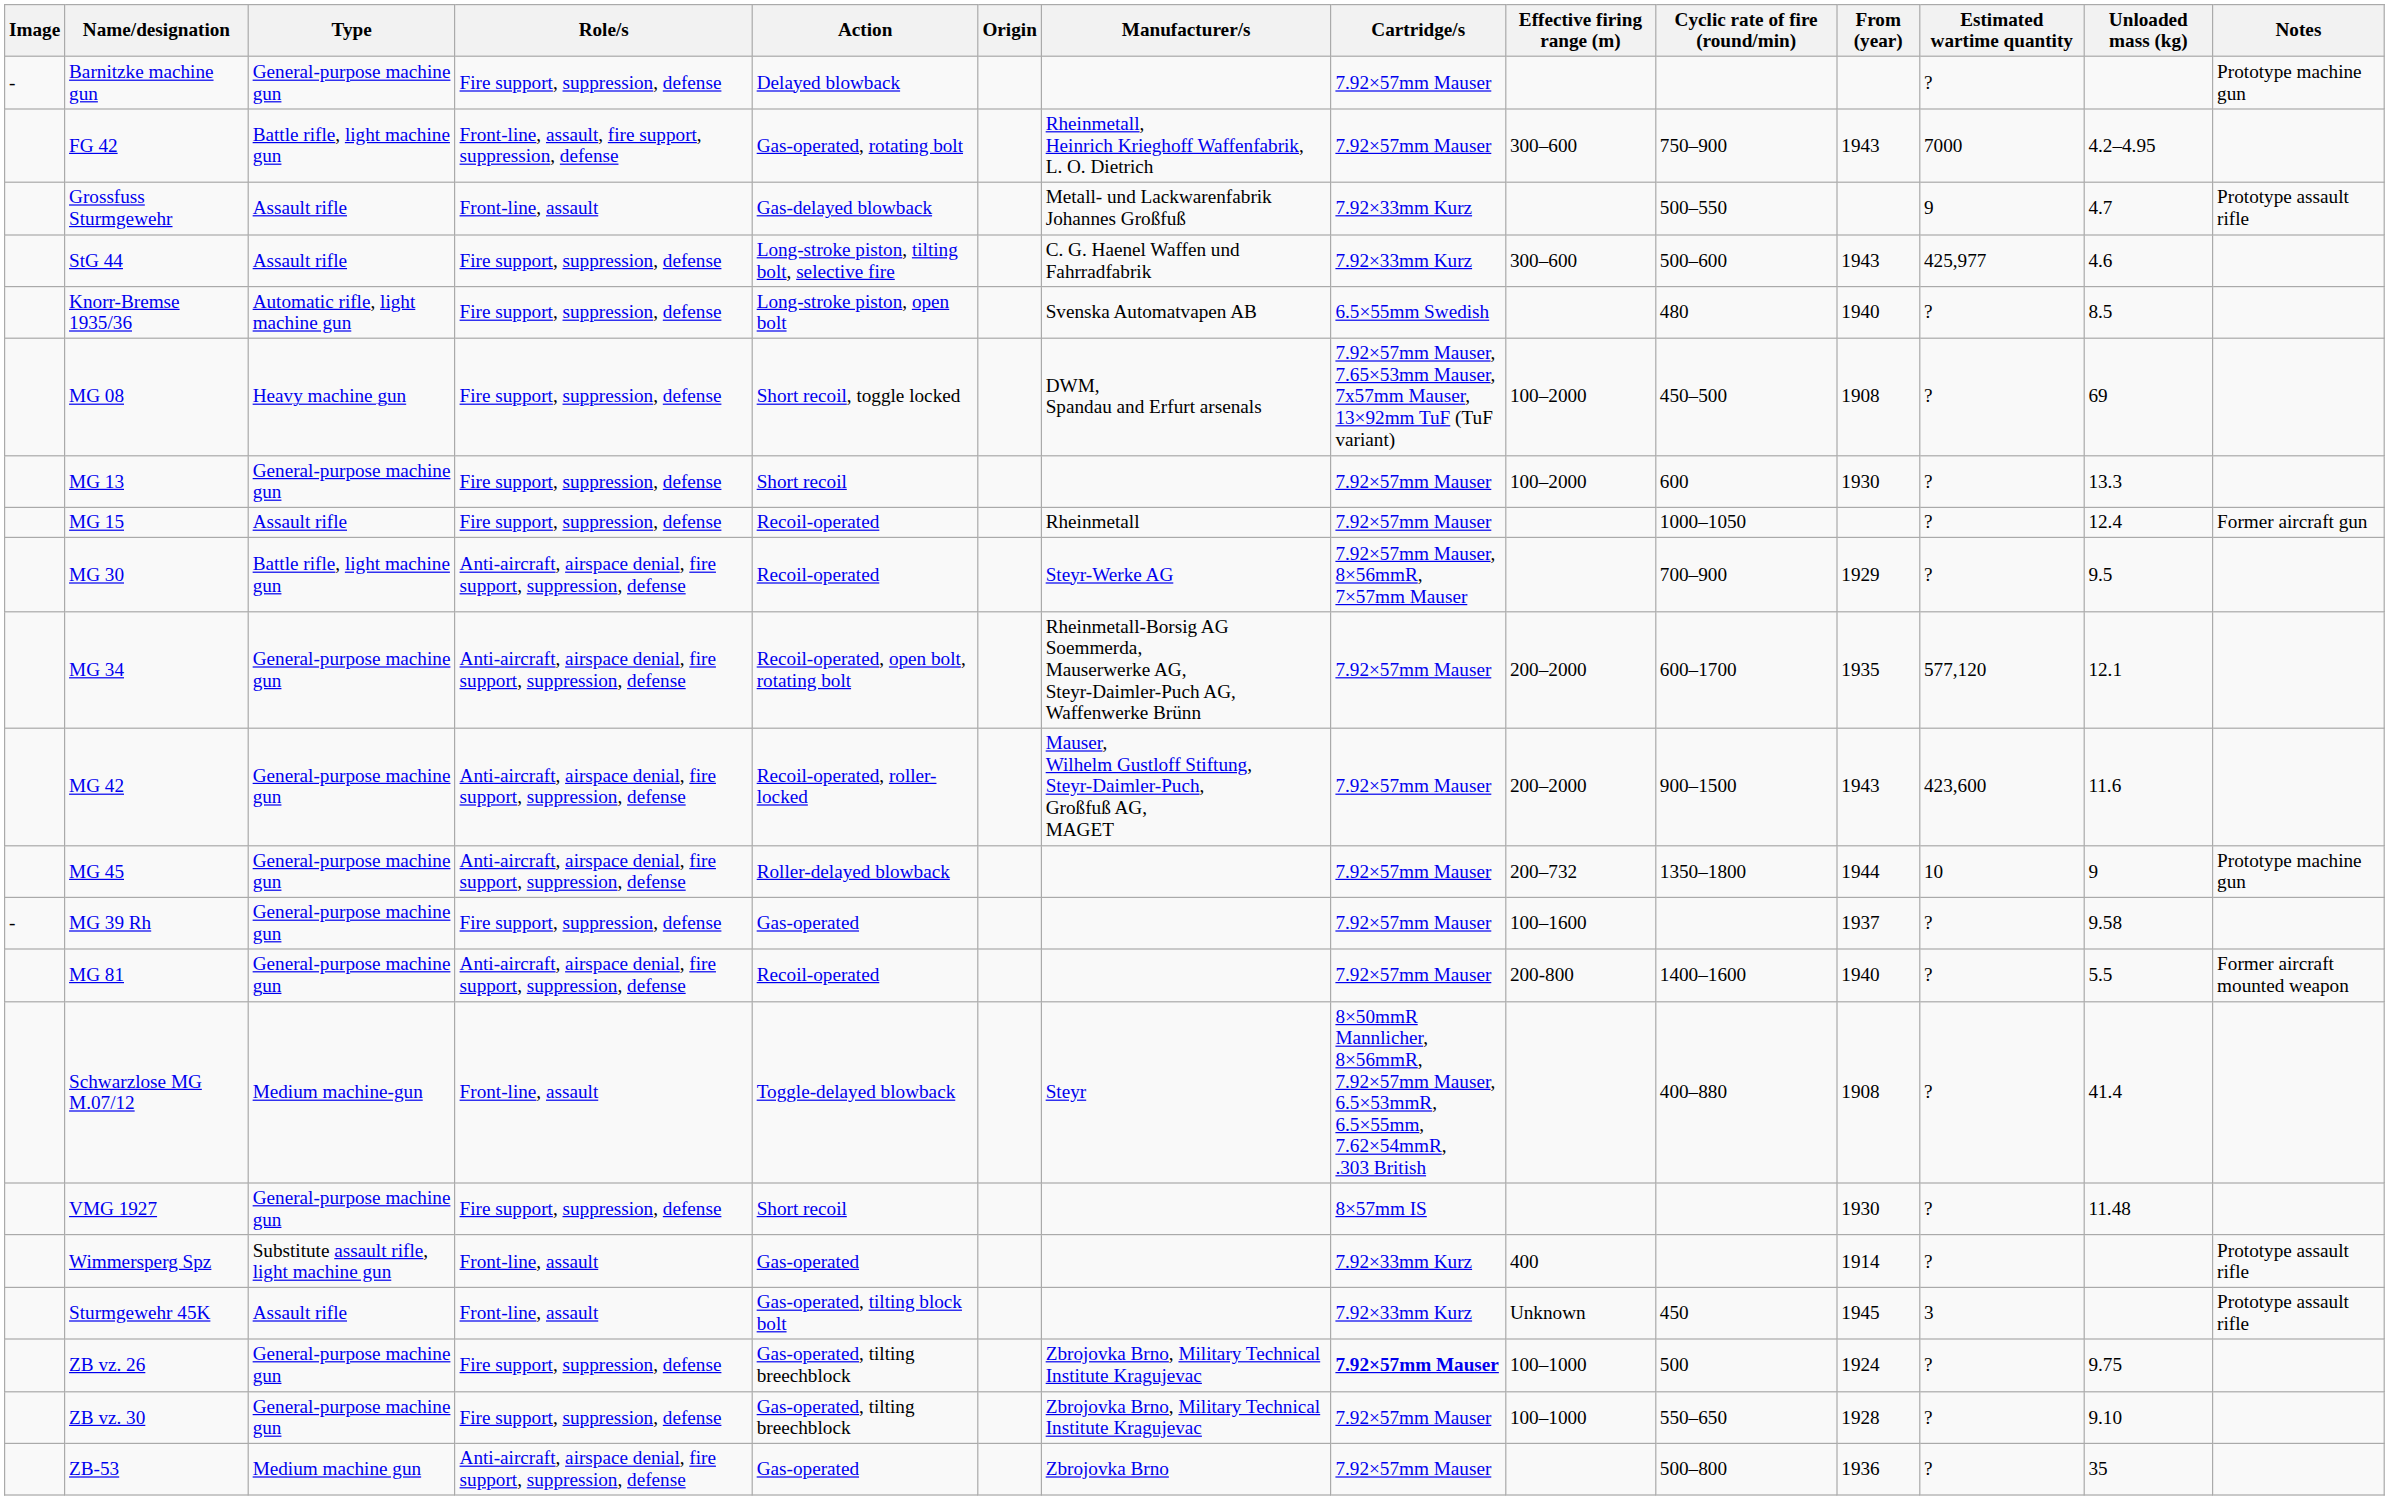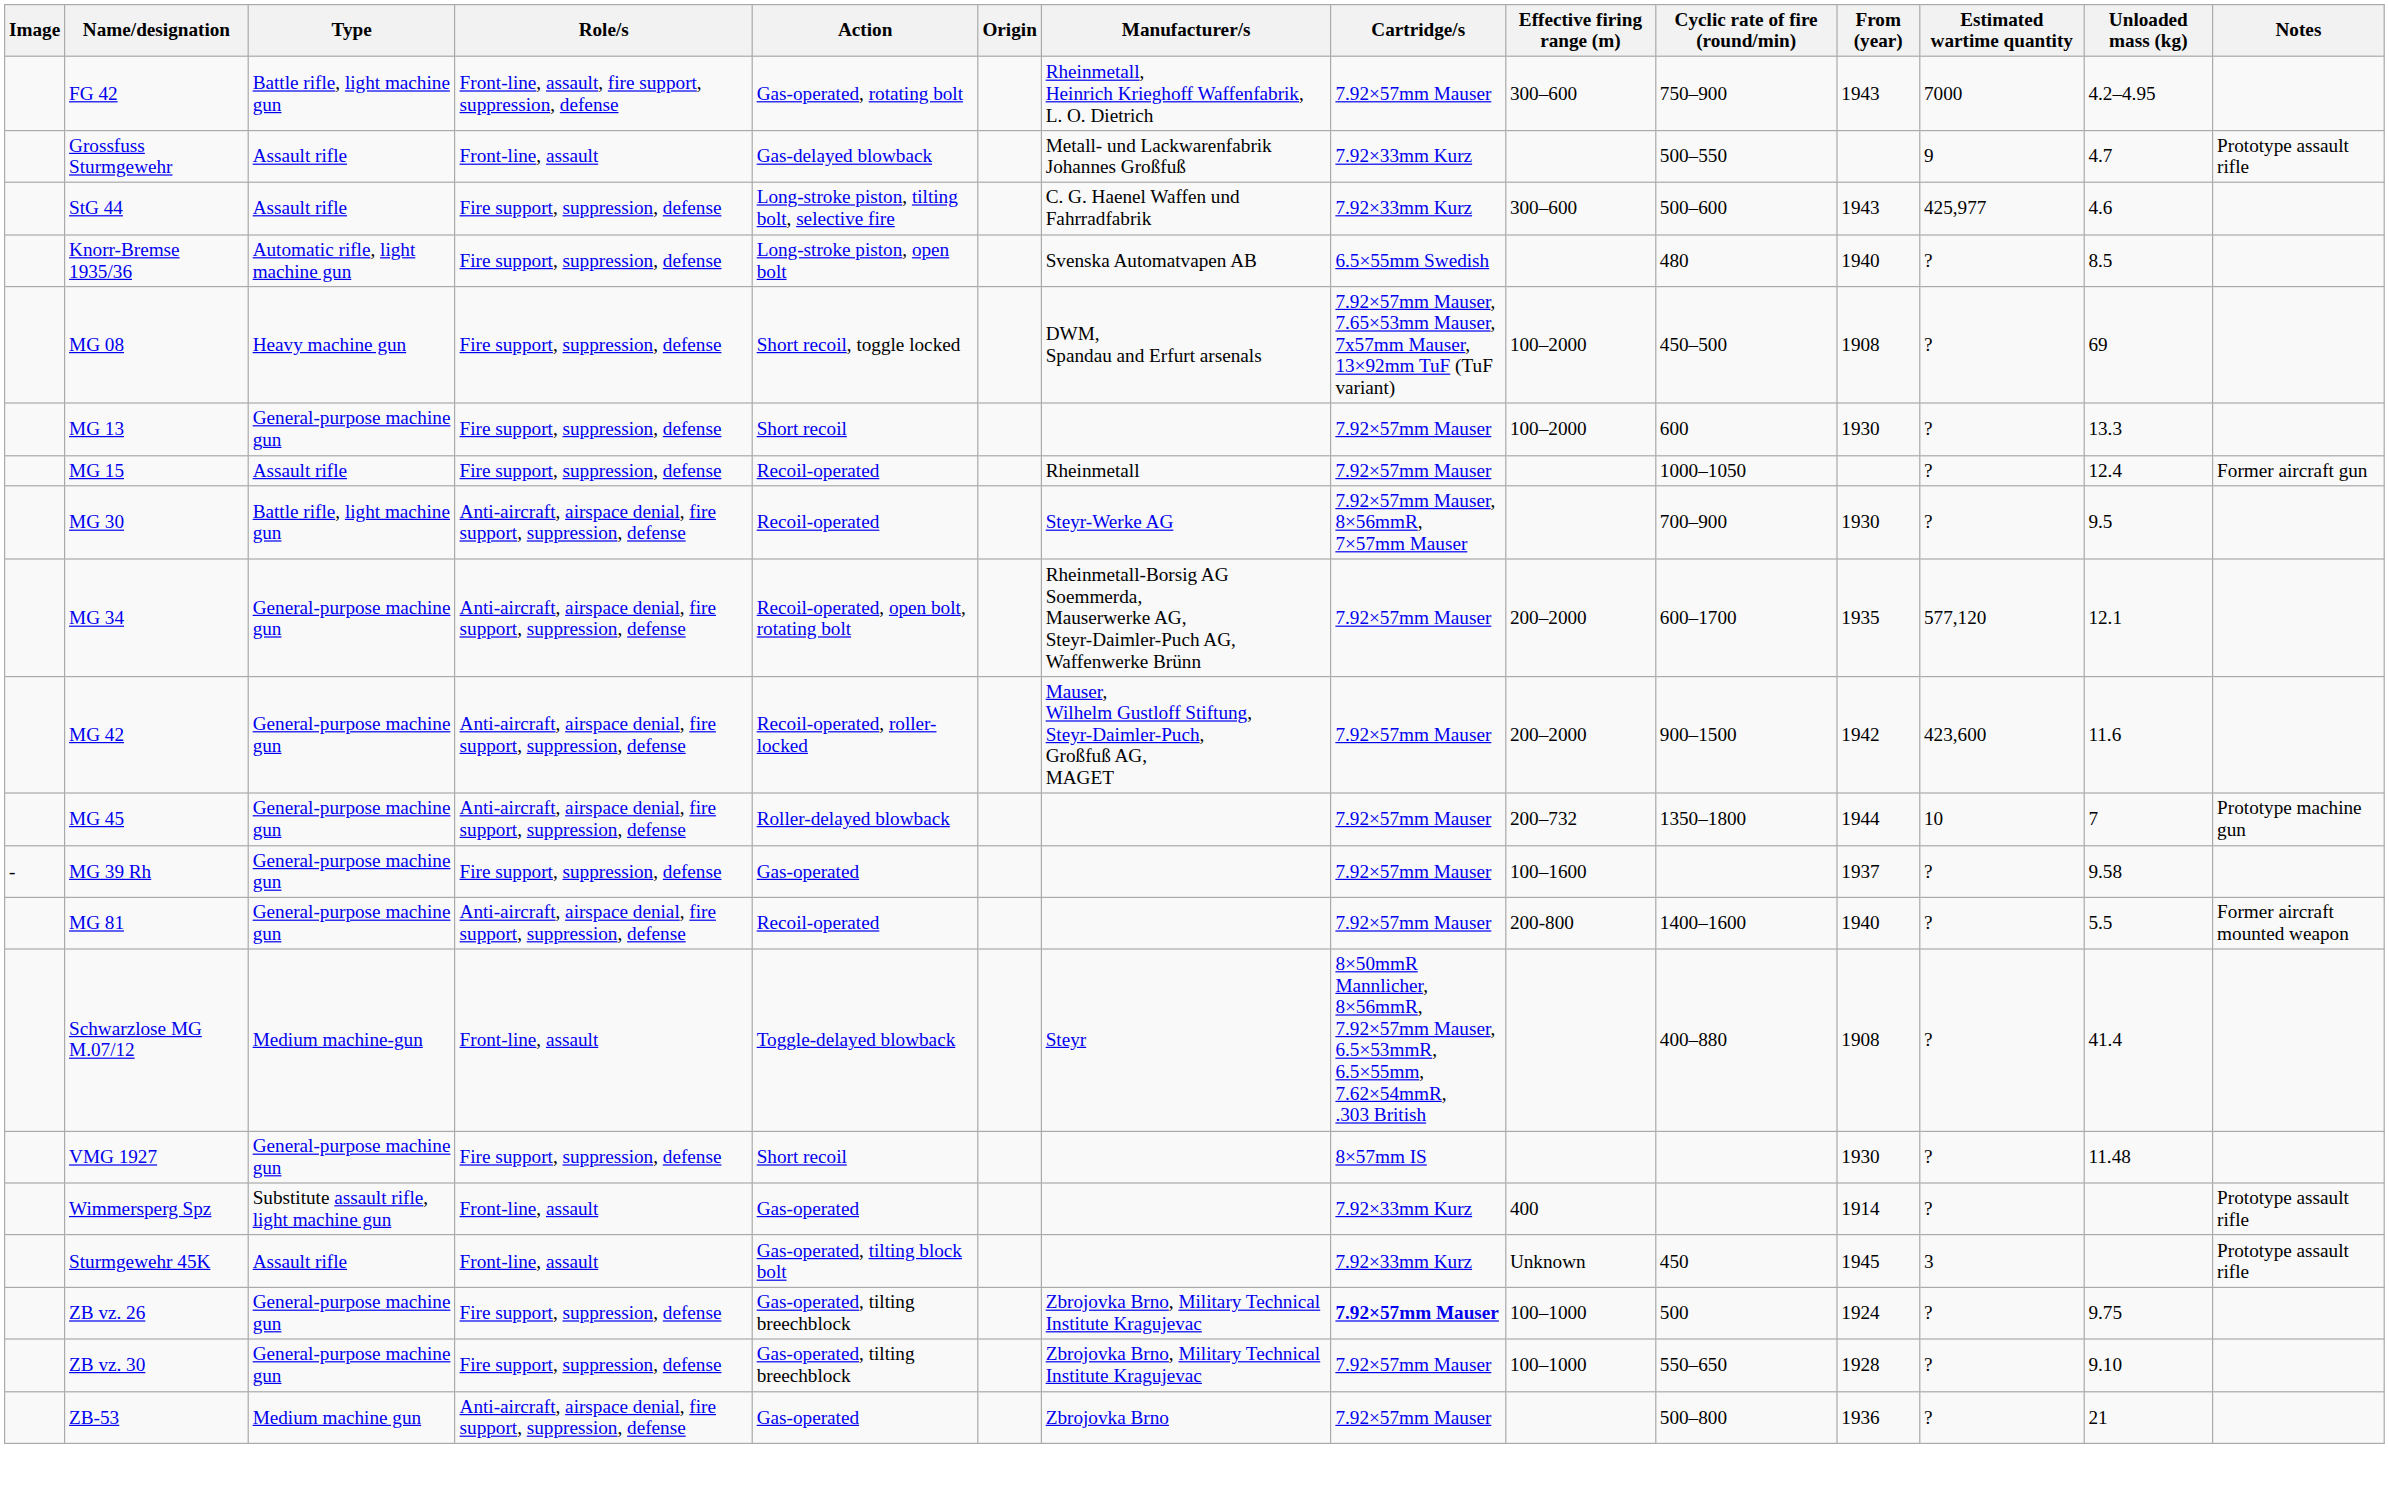- row: (141, 82)
(1860, 574) 1929 -> (1860, 522) 1930
(1860, 786) 1943 -> (1860, 734) 1942
(2093, 871) 9 -> (2093, 819) 7
(2098, 1469) 35 -> (2098, 1417) 21
